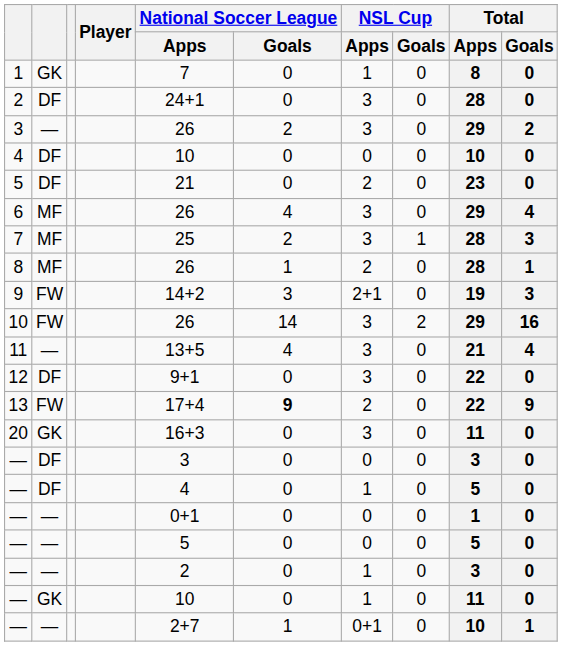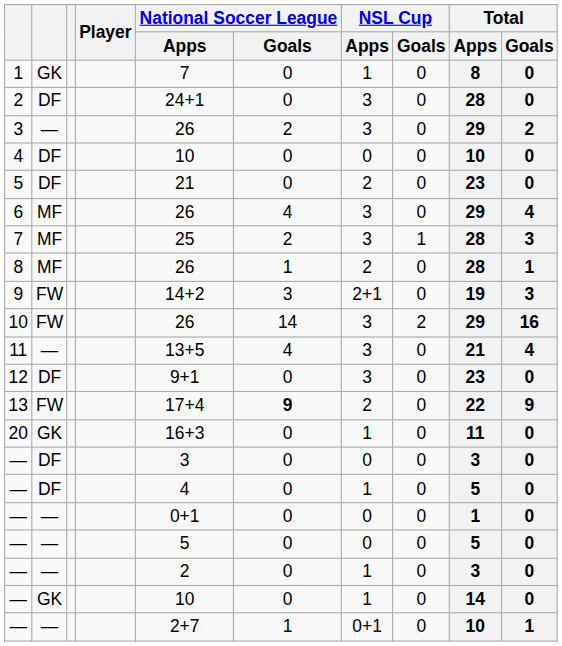(475, 377) 22 -> (475, 377) 23
(367, 433) 3 -> (367, 433) 1
(475, 599) 11 -> (475, 599) 14
